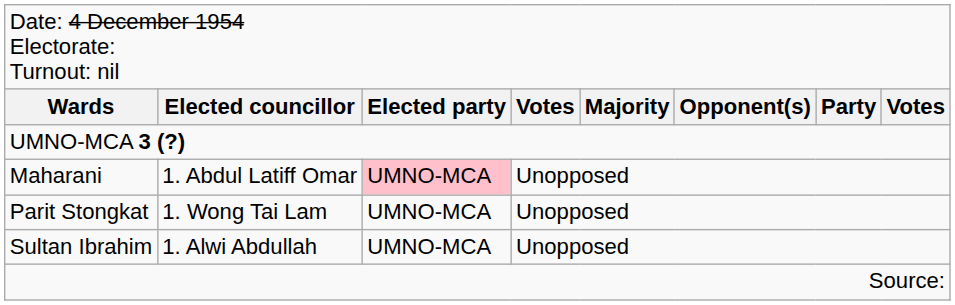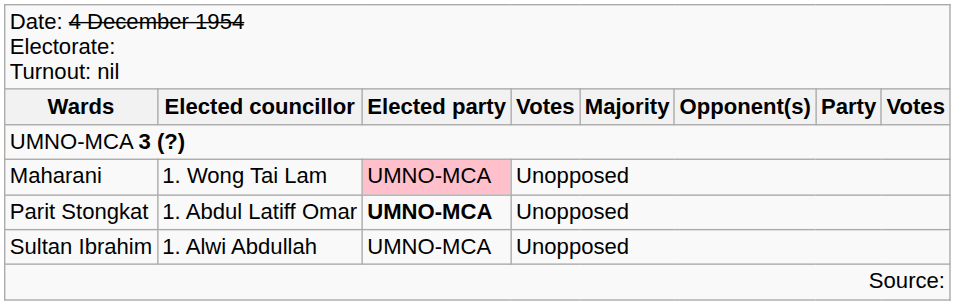(260, 176) 1. Abdul Latiff Omar -> (245, 176) 1. Wong Tai Lam
(245, 211) 1. Wong Tai Lam -> (260, 211) 1. Abdul Latiff Omar
(429, 211) normal -> (430, 211) bold
